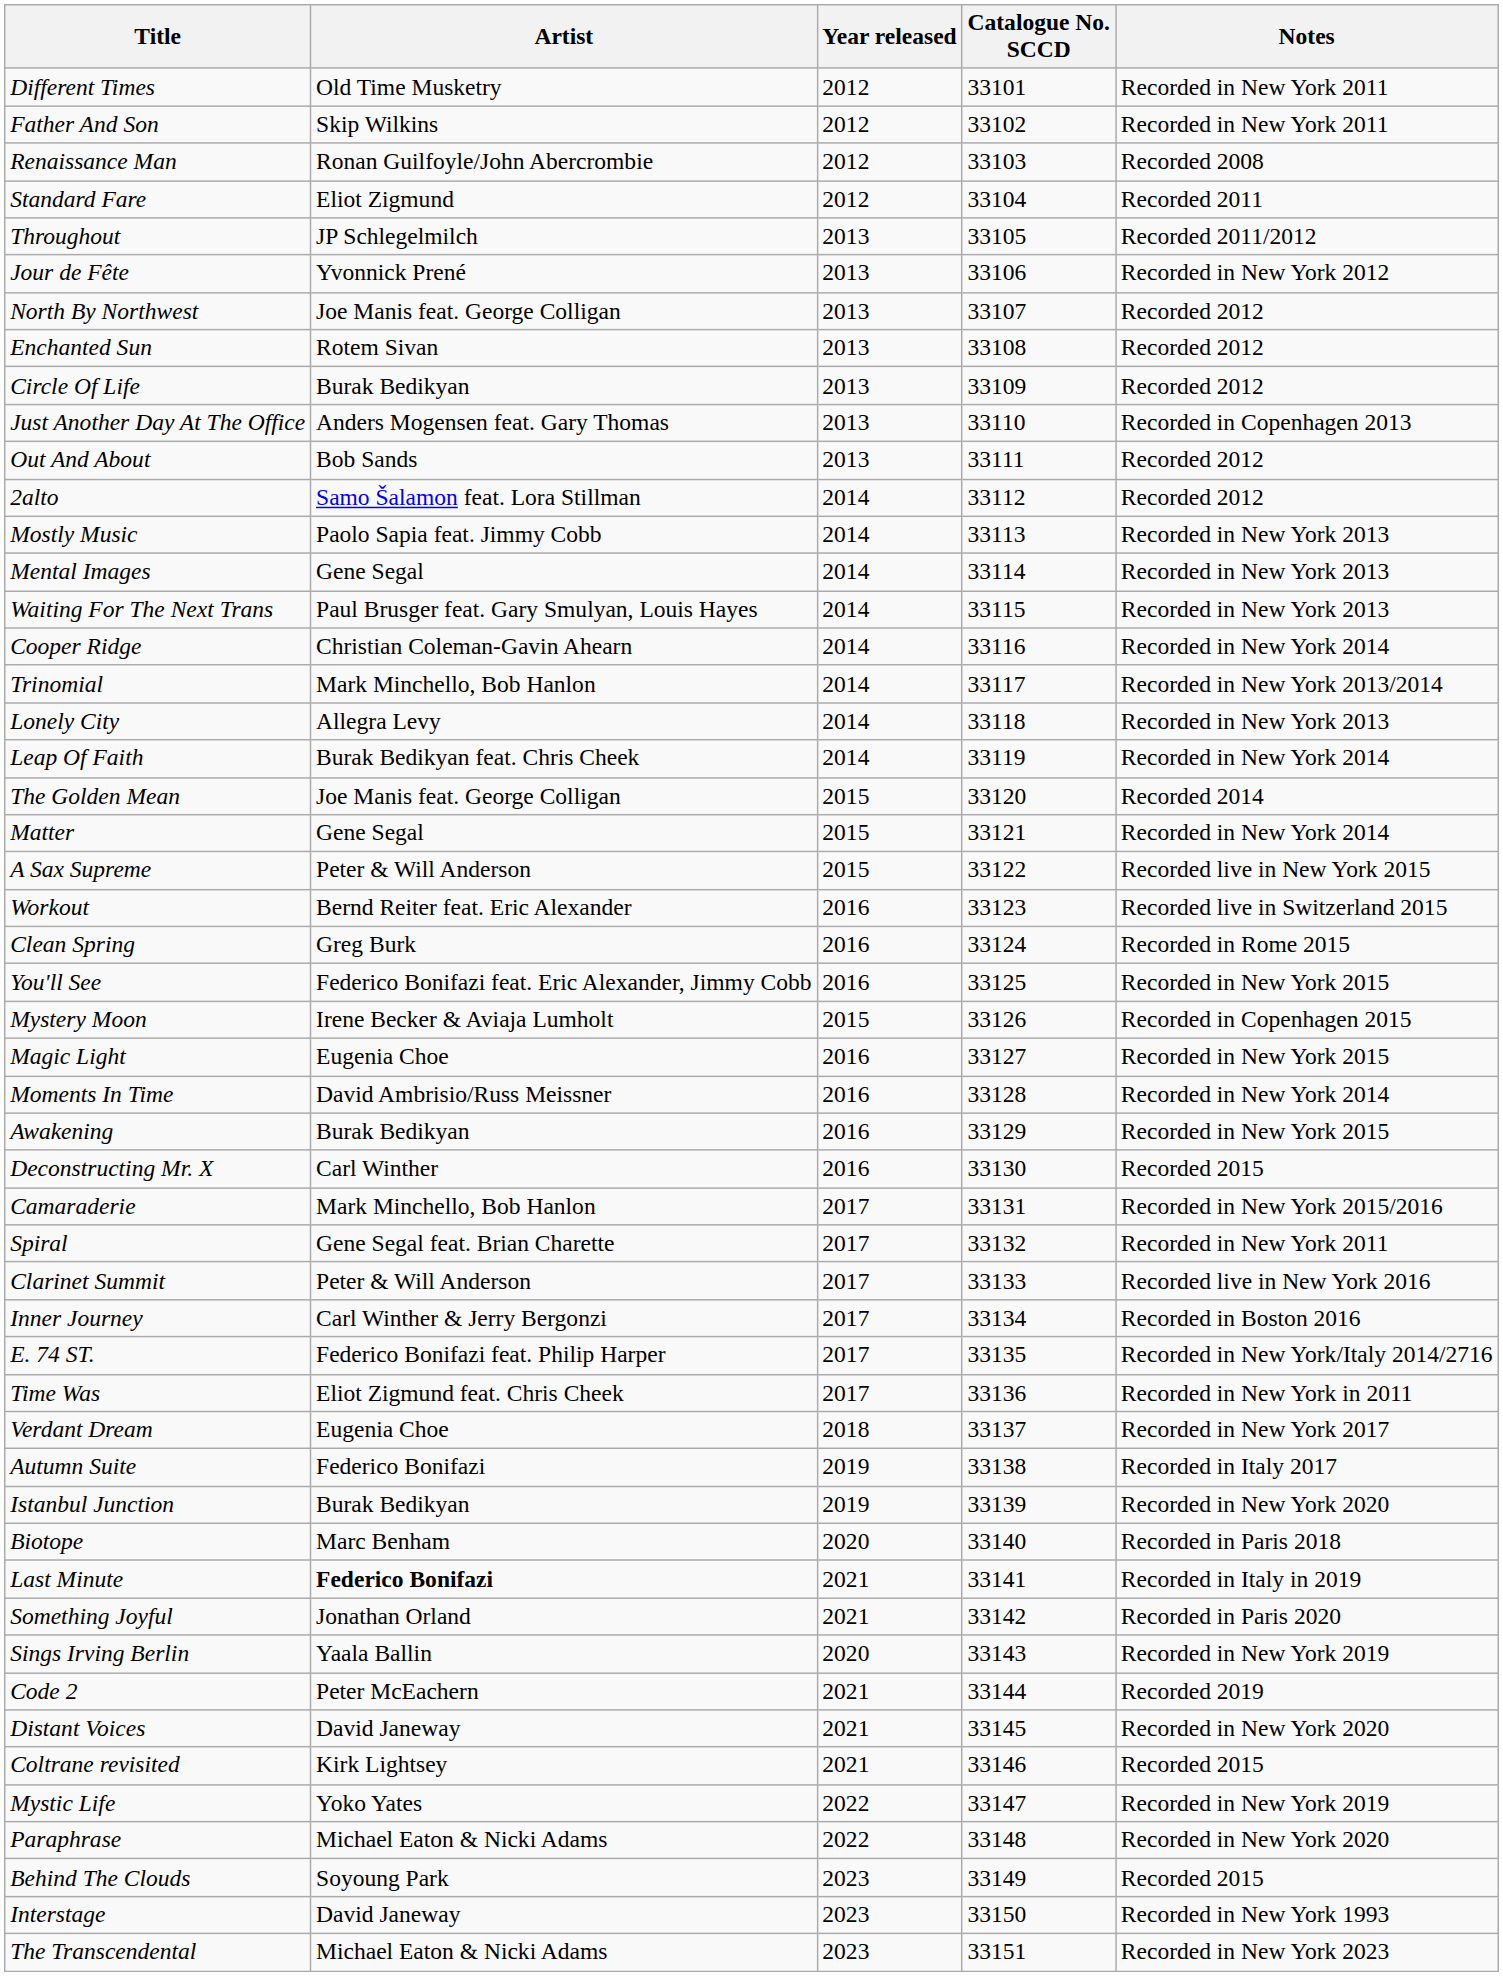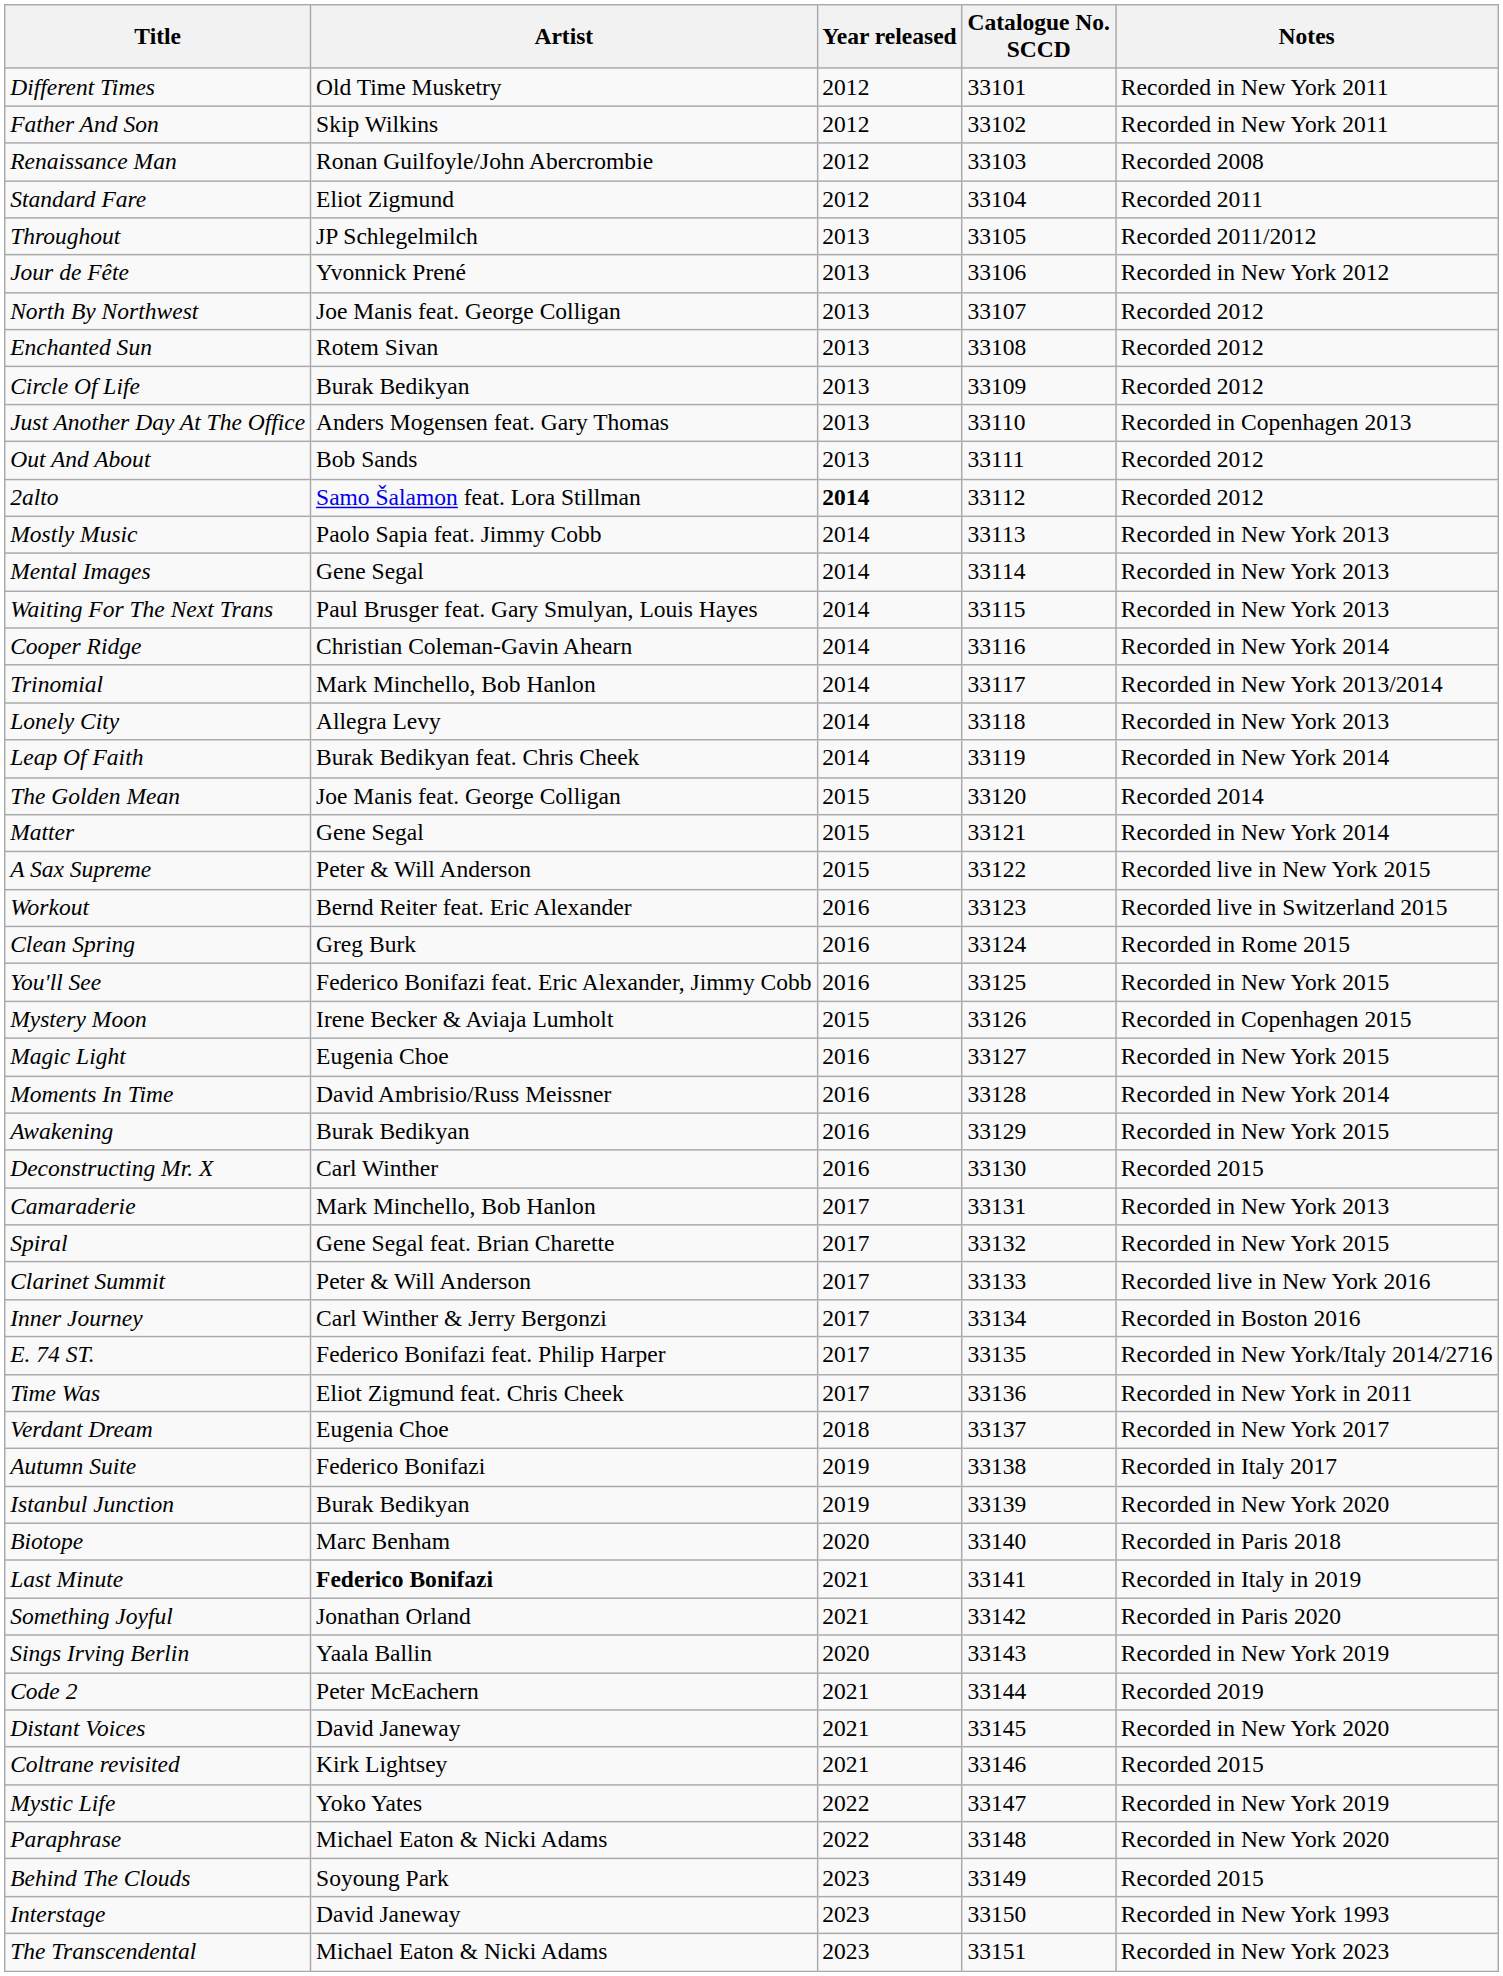(846, 497) normal -> (846, 497) bold
(1282, 1205) Recorded in New York 2015/2016 -> (1255, 1205) Recorded in New York 2013
(1255, 1243) Recorded in New York 2011 -> (1255, 1243) Recorded in New York 2015
